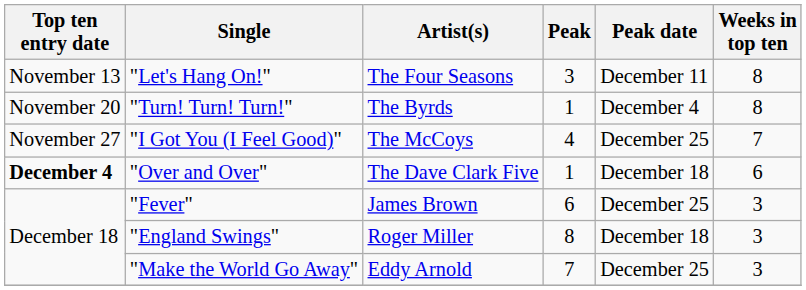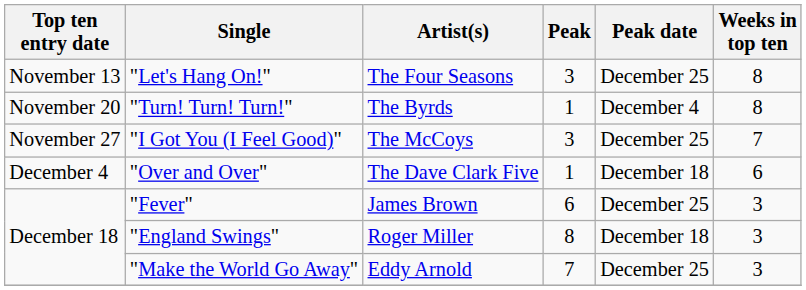(654, 75) December 11 -> (655, 75) December 25
(569, 140) 4 -> (569, 140) 3
(61, 172) bold -> (59, 172) normal
